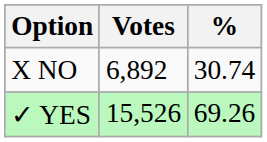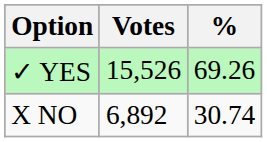rows swapped: (51, 114) <-> (44, 69)
